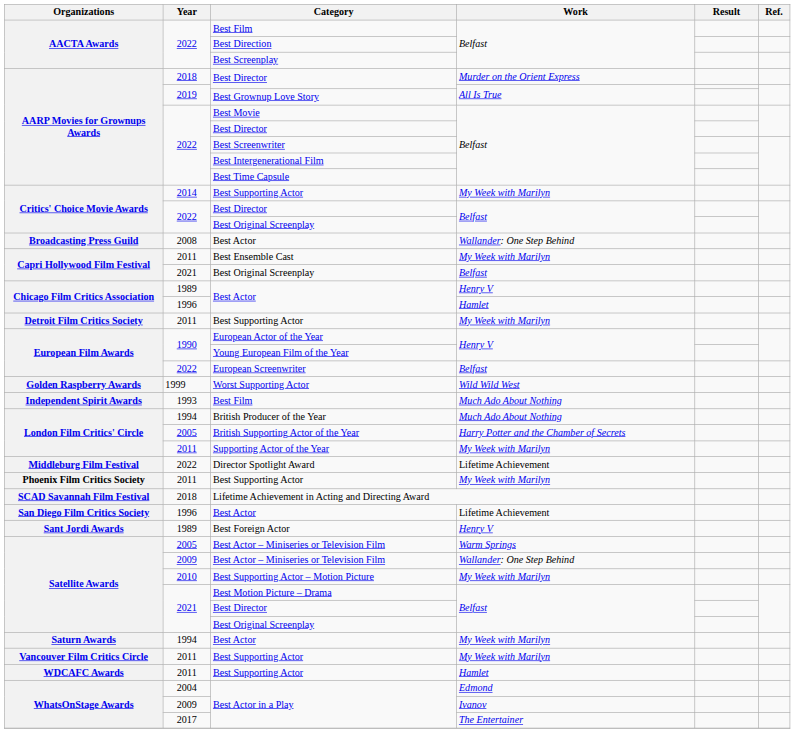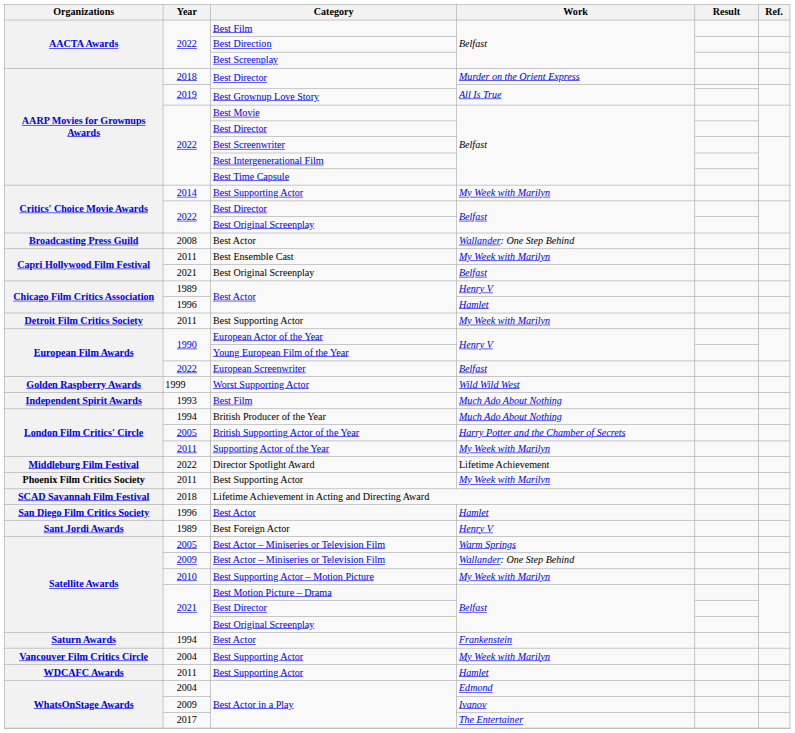(504, 512) Lifetime Achievement -> (474, 512) Hamlet
(505, 640) My Week with Marilyn -> (486, 640) Frankenstein
(187, 656) 2011 -> (187, 656) 2004
